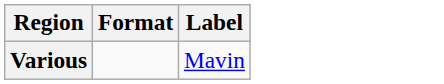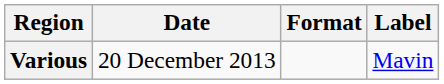+ column: (187, 23)
